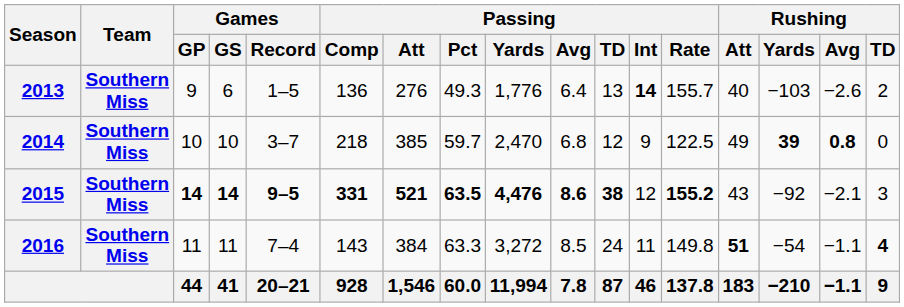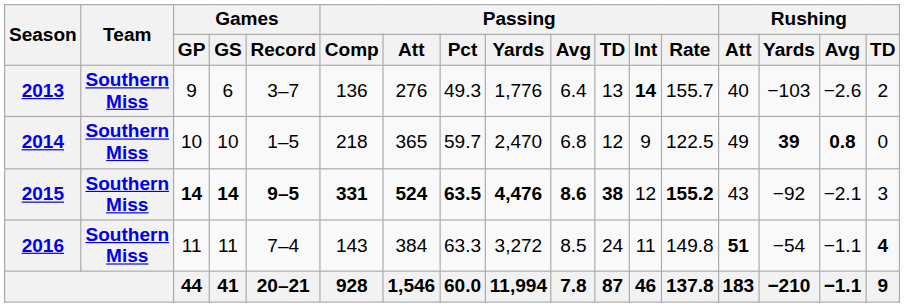(283, 90) 1–5 -> (283, 90) 3–7
(283, 142) 3–7 -> (283, 142) 1–5
(411, 142) 385 -> (411, 142) 365
(411, 193) 521 -> (411, 193) 524
